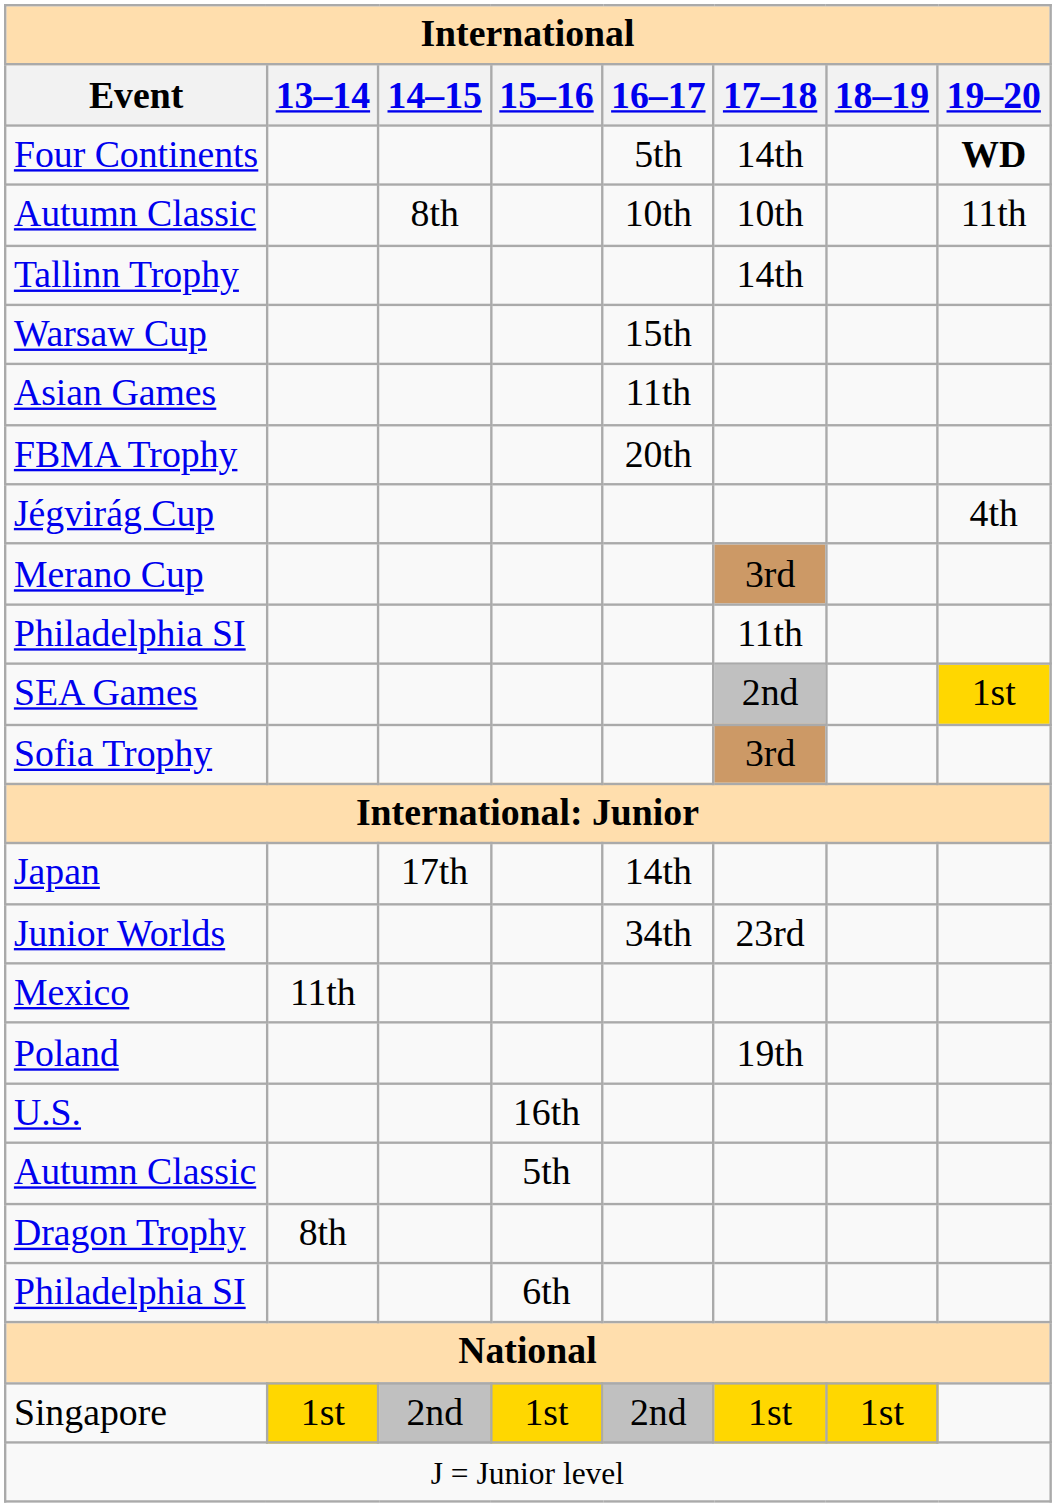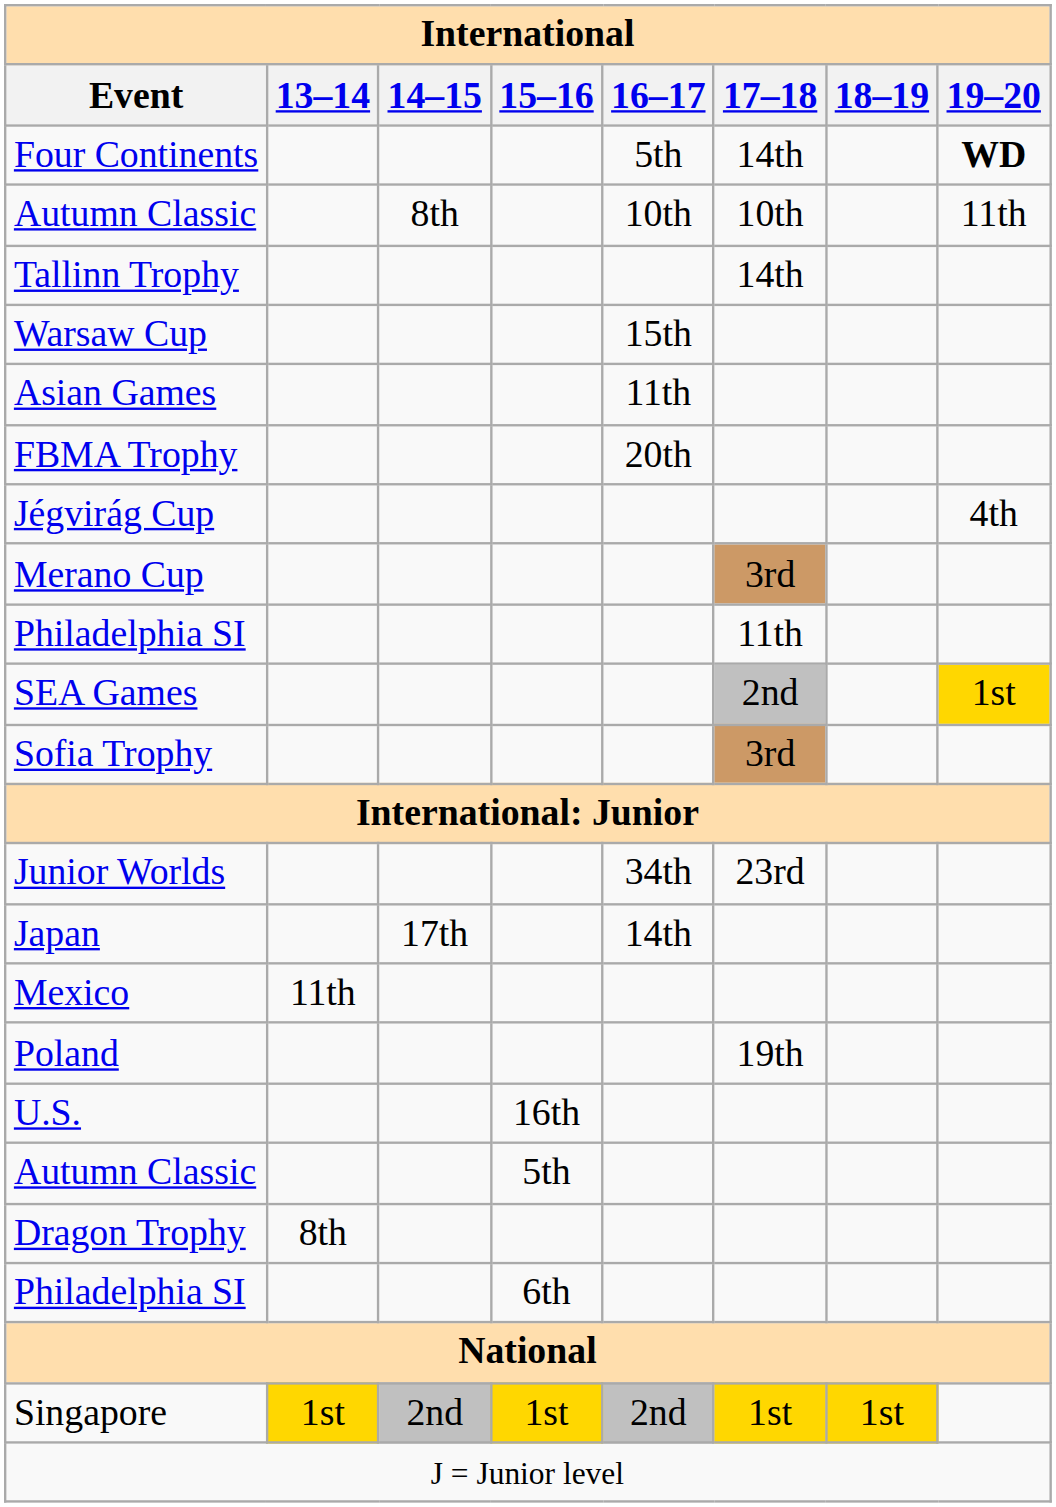rows swapped: (120, 932) <-> (57, 872)
